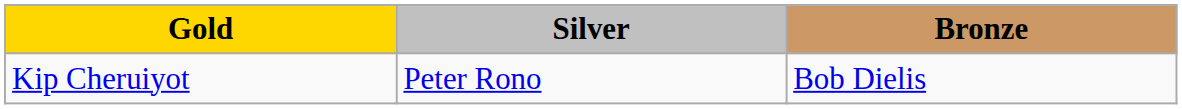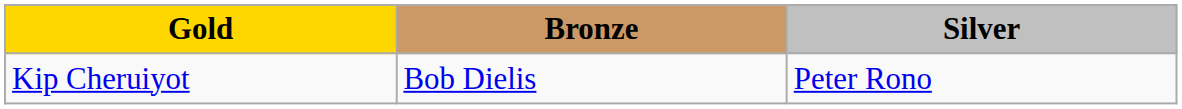columns swapped: (591, 28) <-> (981, 28)
